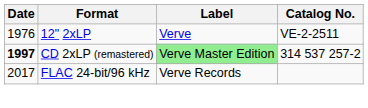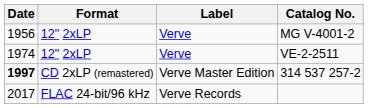+ row: (317, 34)
(21, 34) 1976 -> (21, 53) 1974
(217, 53) lightgreen background -> (217, 73) no background
